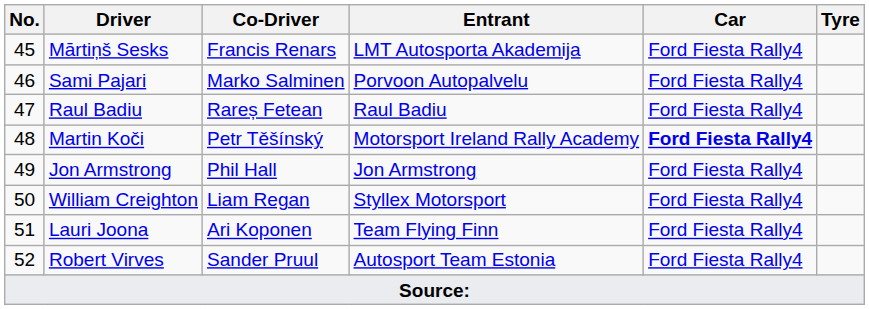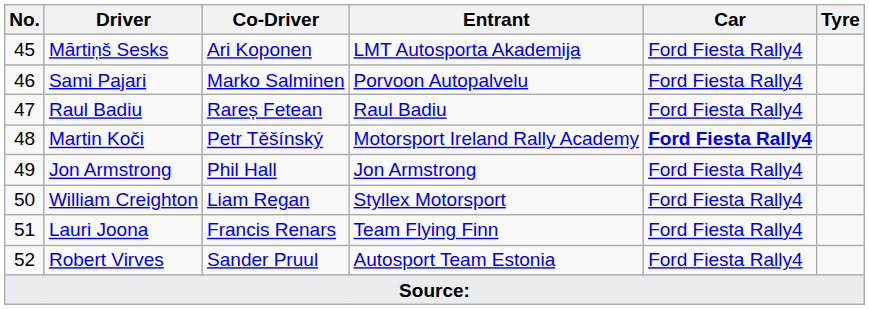(272, 49) Francis Renars -> (259, 49) Ari Koponen
(259, 229) Ari Koponen -> (272, 229) Francis Renars
